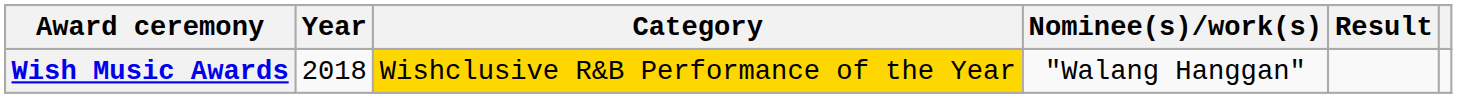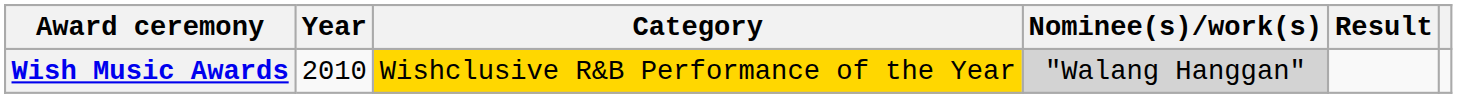(334, 71) 2018 -> (334, 71) 2010
(1175, 71) no background -> (1175, 71) lightgrey background
